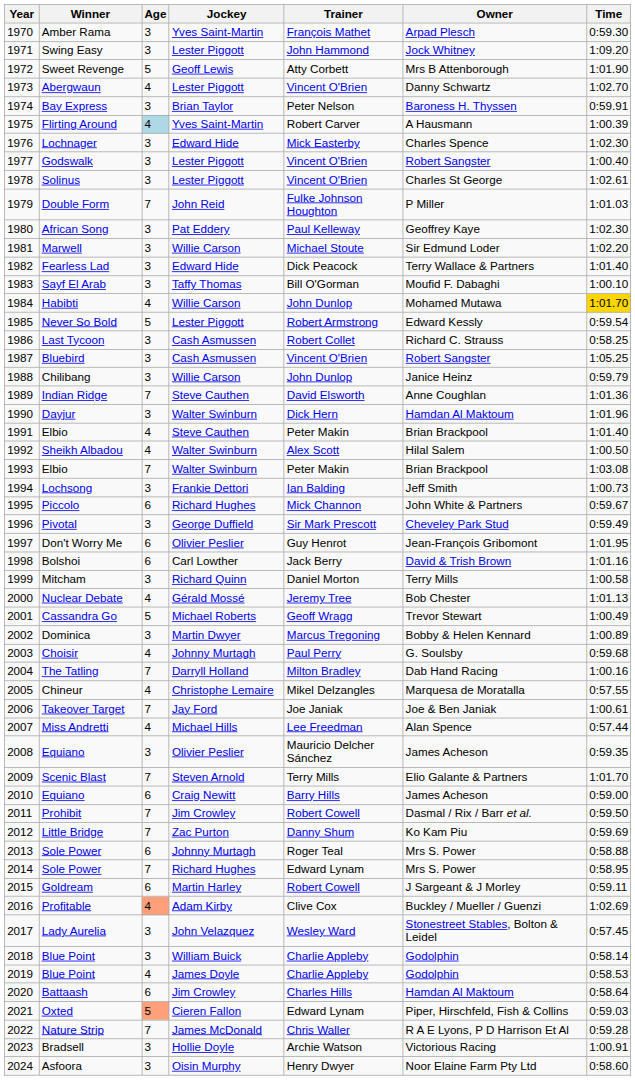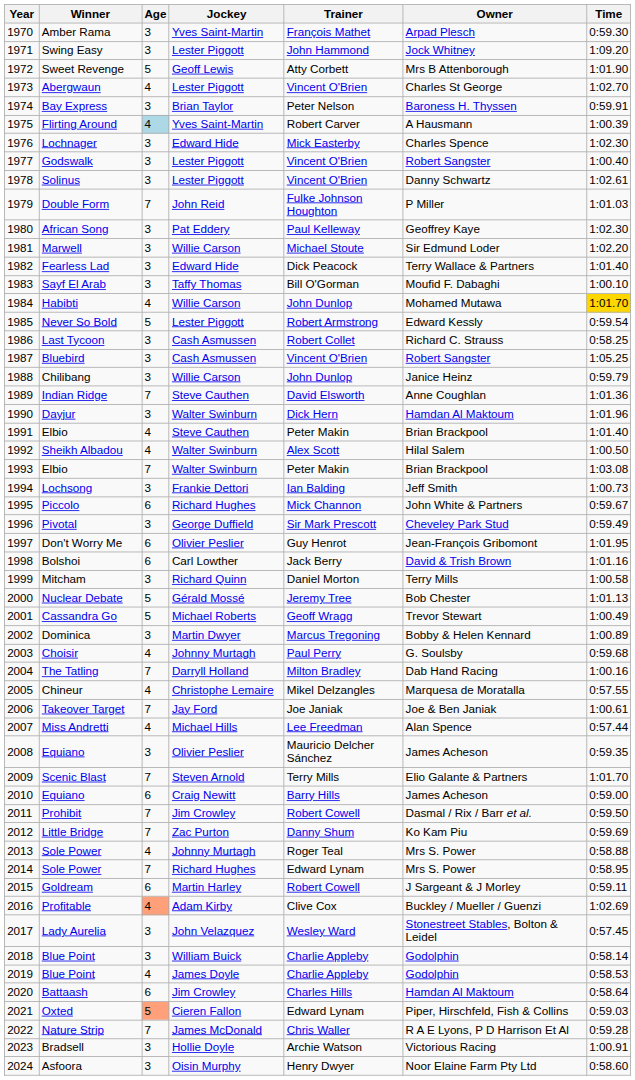(448, 88) Danny Schwartz -> (454, 88) Charles St George
(454, 180) Charles St George -> (448, 180) Danny Schwartz
(148, 598) 4 -> (148, 598) 5
(148, 851) 6 -> (148, 851) 4
